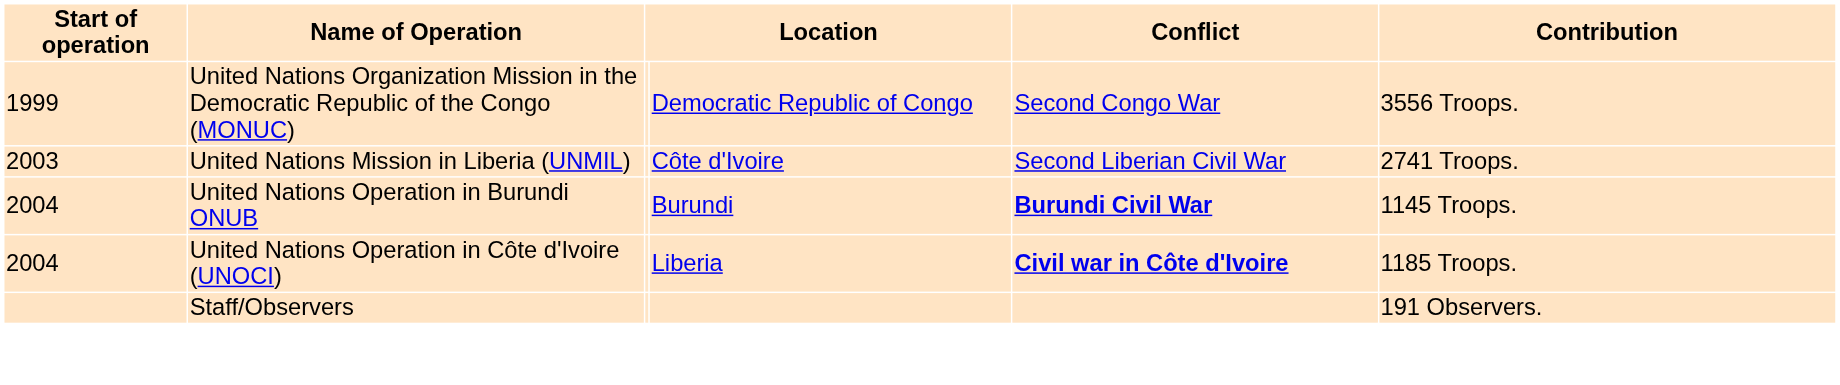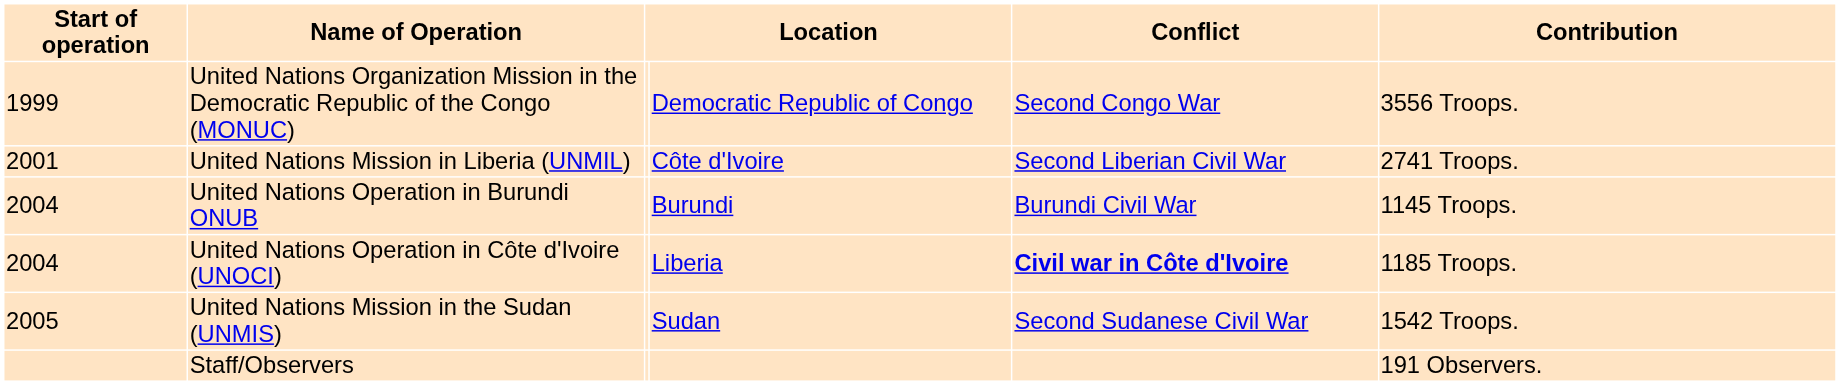(32, 161) 2003 -> (32, 161) 2001
(1113, 205) bold -> (1105, 205) normal
+ row: (381, 320)
